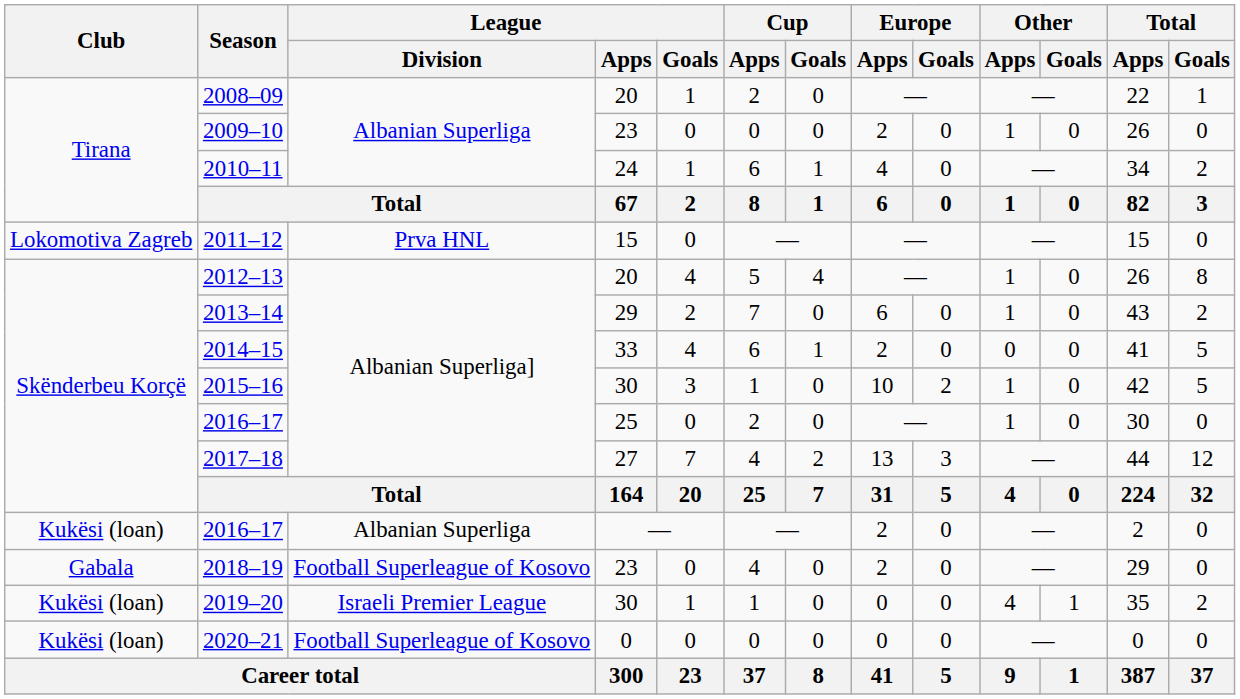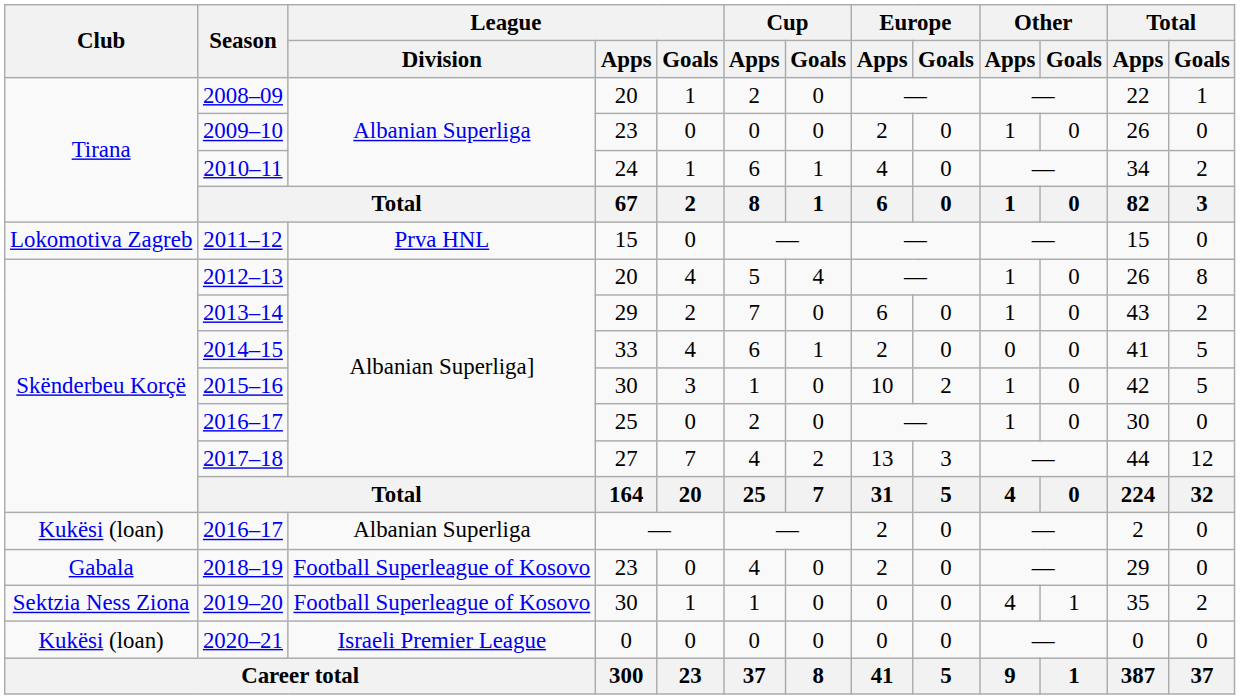(101, 603) Kukësi (loan) -> (101, 603) Sektzia Ness Ziona
(442, 603) Israeli Premier League -> (442, 603) Football Superleague of Kosovo
(442, 639) Football Superleague of Kosovo -> (442, 639) Israeli Premier League
